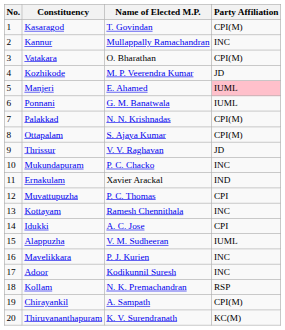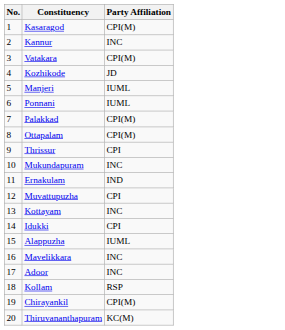- column: (158, 12)
(226, 88) pink background -> (118, 88) no background
(219, 149) JD -> (114, 149) CPI
